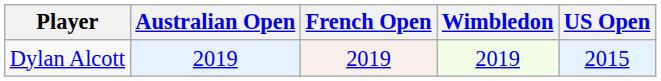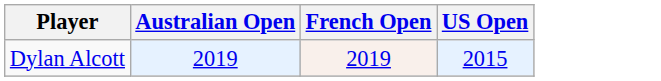- column: (498, 22)
